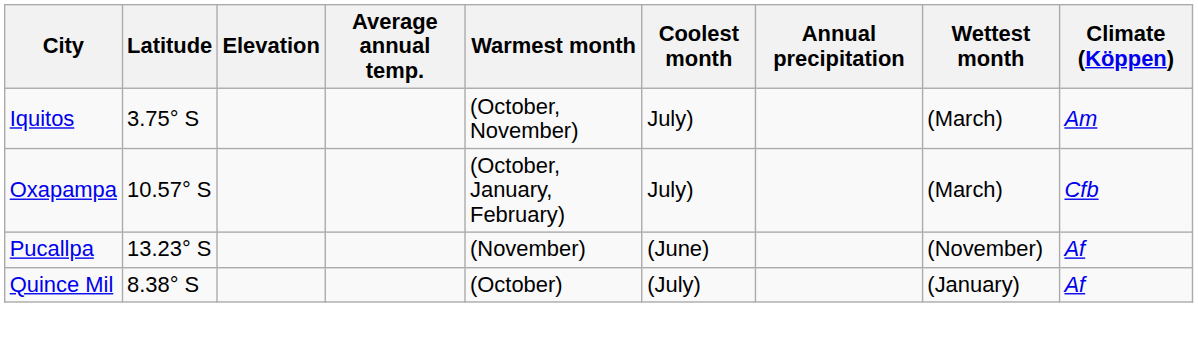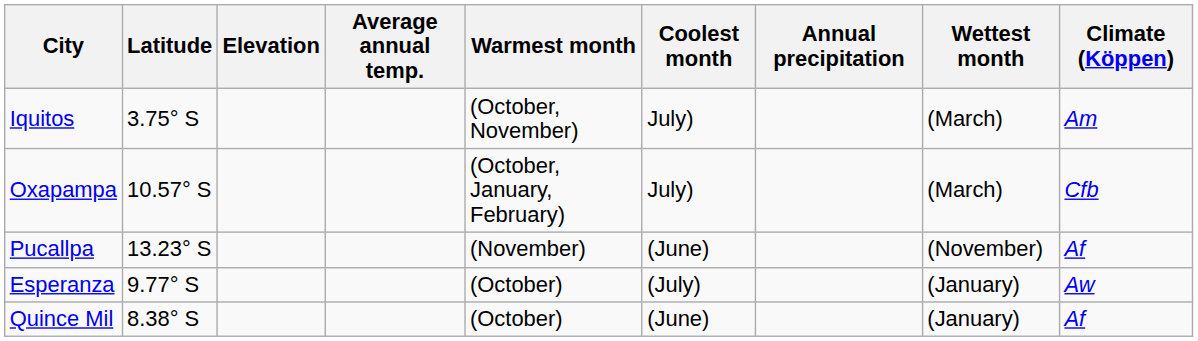+ row: (62, 284)
(674, 284) (July) -> (678, 319) (June)
